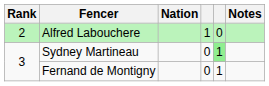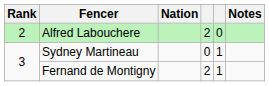(207, 33) 1 -> (207, 33) 2
(219, 52) lightgreen background -> (219, 52) no background
(207, 71) 0 -> (207, 71) 2
